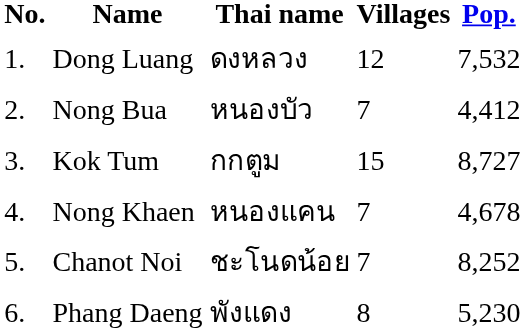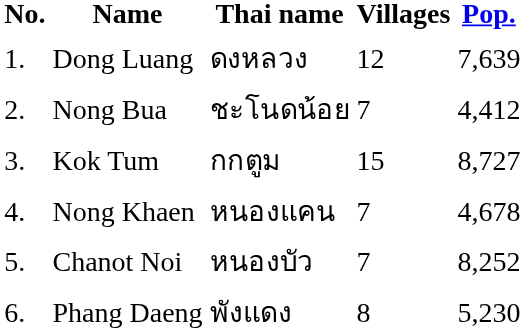(489, 58) 7,532 -> (489, 58) 7,639
(261, 109) หนองบัว -> (280, 109) ชะโนดน้อย
(280, 262) ชะโนดน้อย -> (261, 262) หนองบัว
